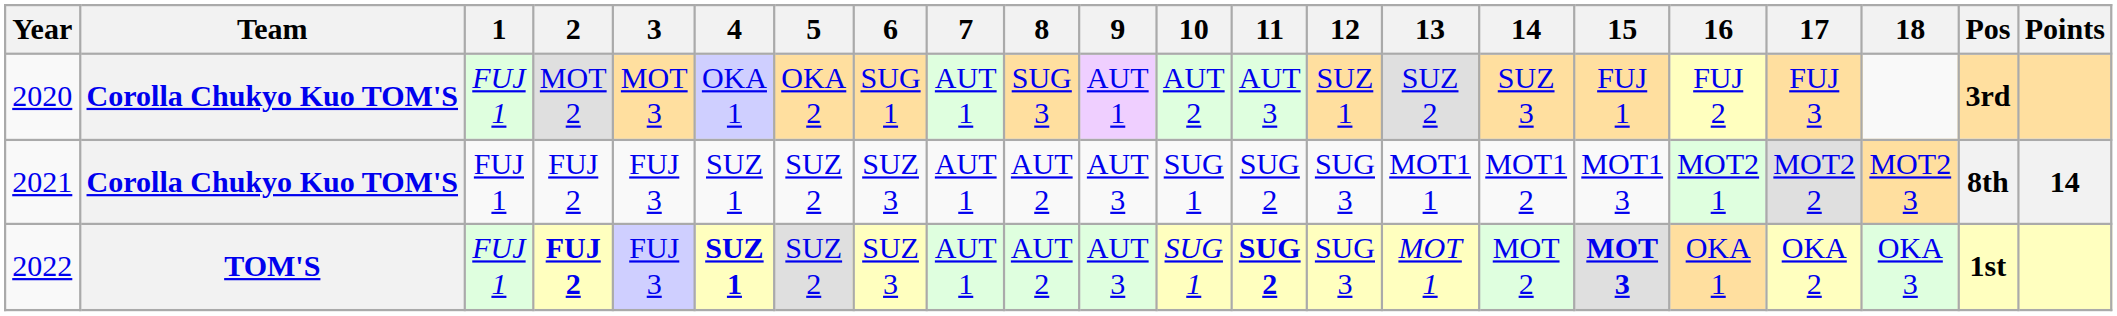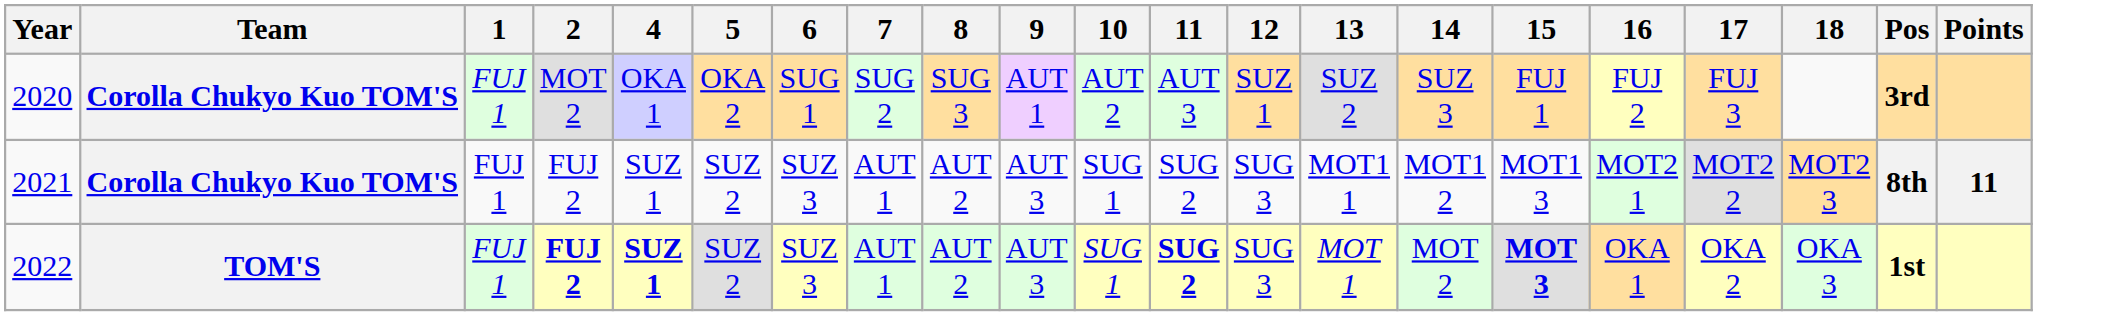- column: (654, 28)
(966, 96) AUT 1 -> (885, 96) SUG 2
(2065, 181) 14 -> (1984, 181) 11
